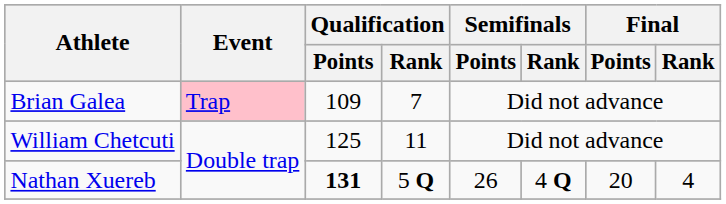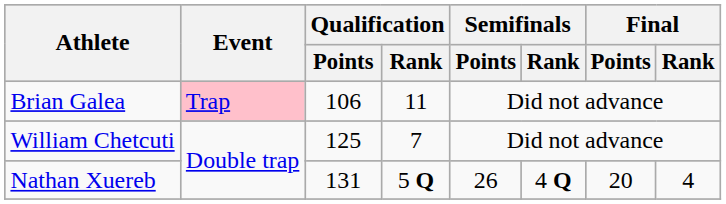(343, 101) 109 -> (343, 101) 106
(416, 101) 7 -> (416, 101) 11
(416, 140) 11 -> (416, 140) 7
(343, 180) bold -> (343, 180) normal
